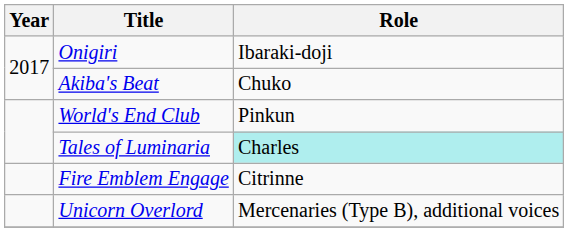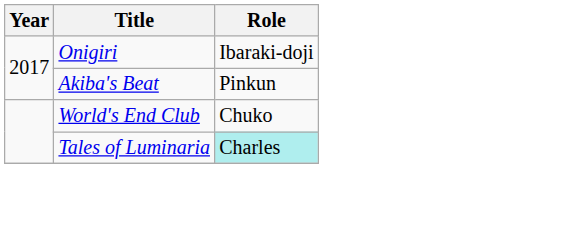(265, 83) Chuko -> (248, 83) Pinkun
(266, 115) Pinkun -> (246, 115) Chuko
- row: (144, 178)
- row: (131, 210)
